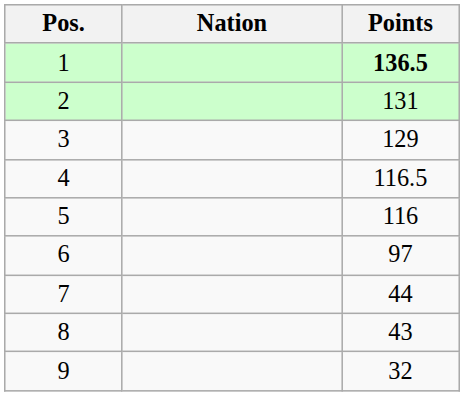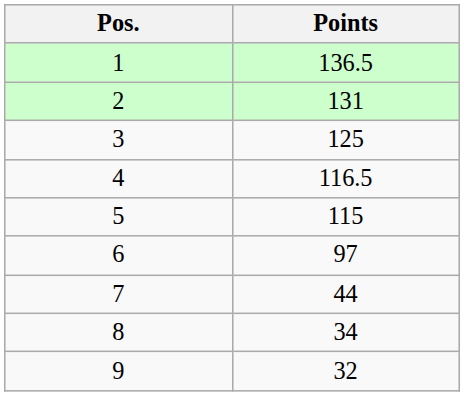- column: (232, 23)
(400, 62) bold -> (346, 62) normal
(400, 139) 129 -> (346, 139) 125
(400, 216) 116 -> (346, 216) 115
(400, 332) 43 -> (346, 332) 34
